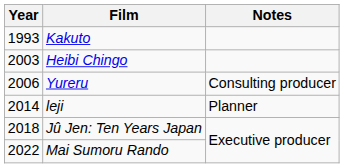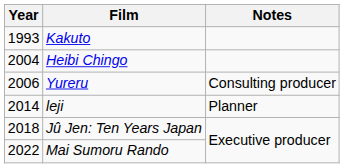(24, 60) 2003 -> (24, 60) 2004
